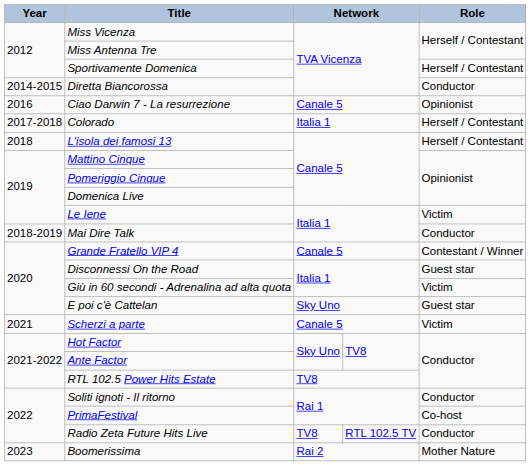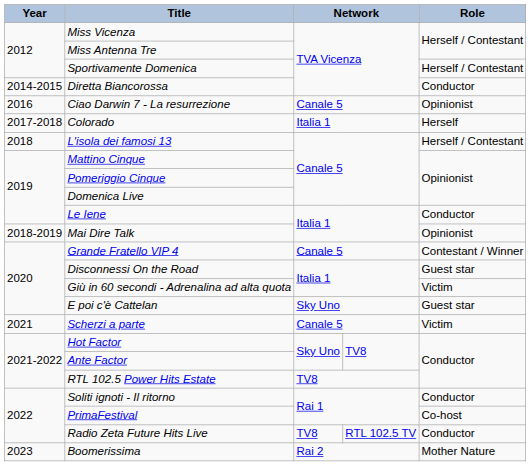(472, 123) Herself / Contestant -> (440, 123) Herself
(437, 214) Victim -> (448, 214) Conductor
(448, 232) Conductor -> (447, 232) Opinionist
